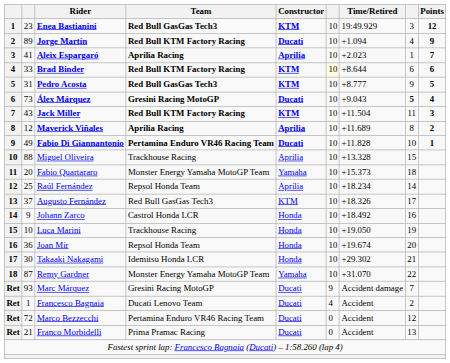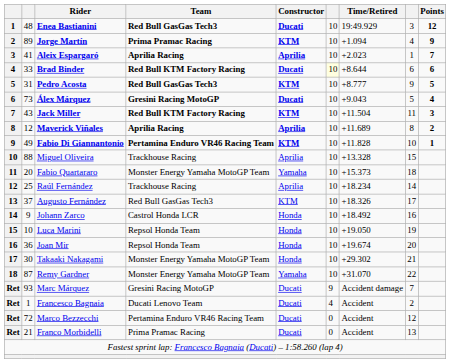(28, 25) 23 -> (28, 25) 48
(289, 25) KTM -> (291, 25) Ducati
(186, 40) Red Bull KTM Factory Racing -> (170, 40) Prima Pramac Racing
(291, 40) Ducati -> (289, 40) KTM
(289, 69) KTM -> (291, 69) Ducati
(412, 98) bold -> (412, 98) normal
(291, 142) Ducati -> (289, 142) KTM
(164, 186) Repsol Honda Team -> (162, 186) Trackhouse Racing
(162, 230) Trackhouse Racing -> (164, 230) Repsol Honda Team
(166, 259) Idemitsu Honda LCR -> (199, 259) Monster Energy Yamaha MotoGP Team
